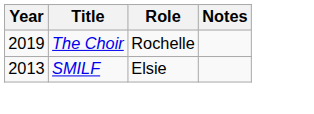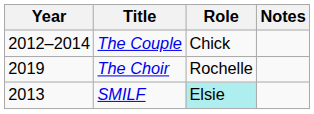+ row: (140, 43)
(149, 69) no background -> (207, 95) paleturquoise background
